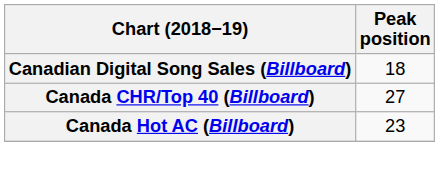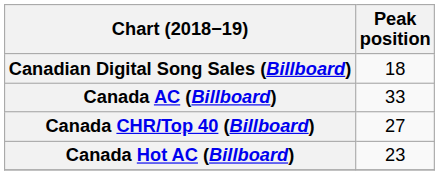+ row: (180, 97)
